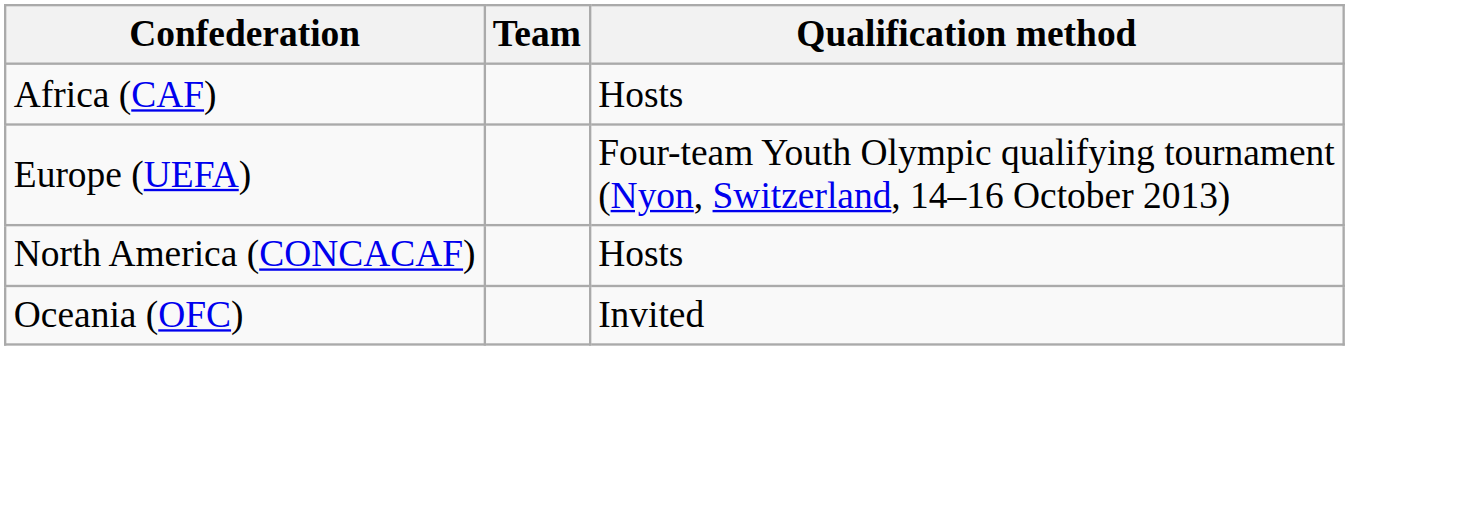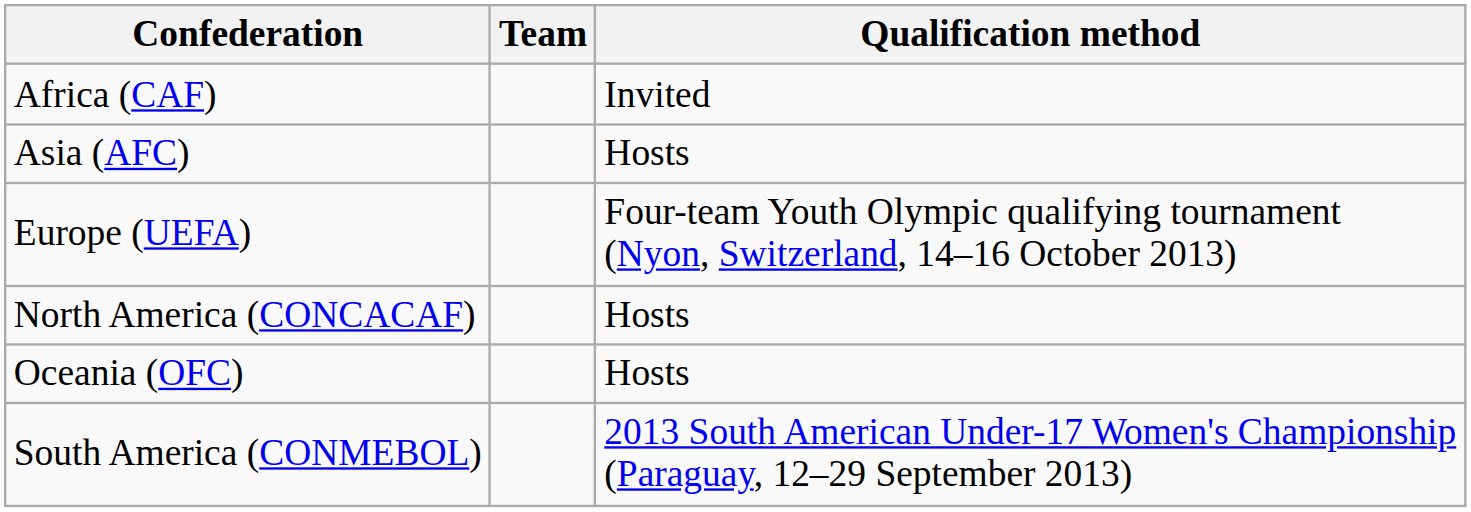(641, 93) Hosts -> (657, 93) Invited
+ row: (102, 152)
(651, 313) Invited -> (647, 373) Hosts
+ row: (248, 453)
